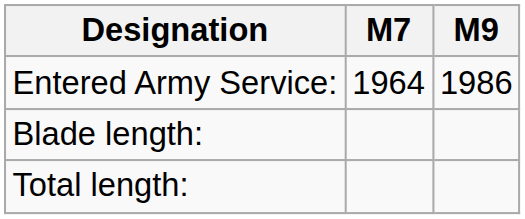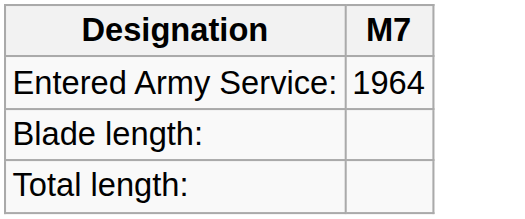- column: (476, 30)
